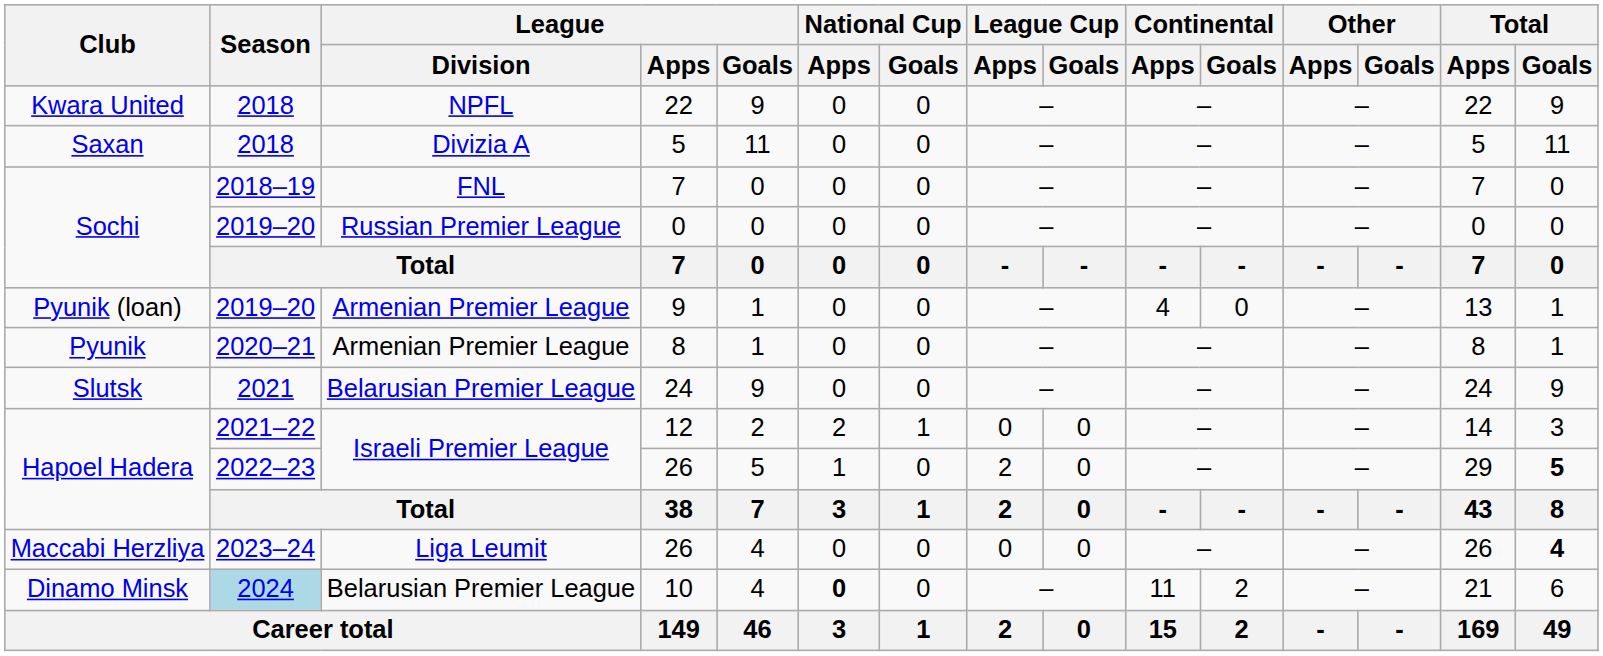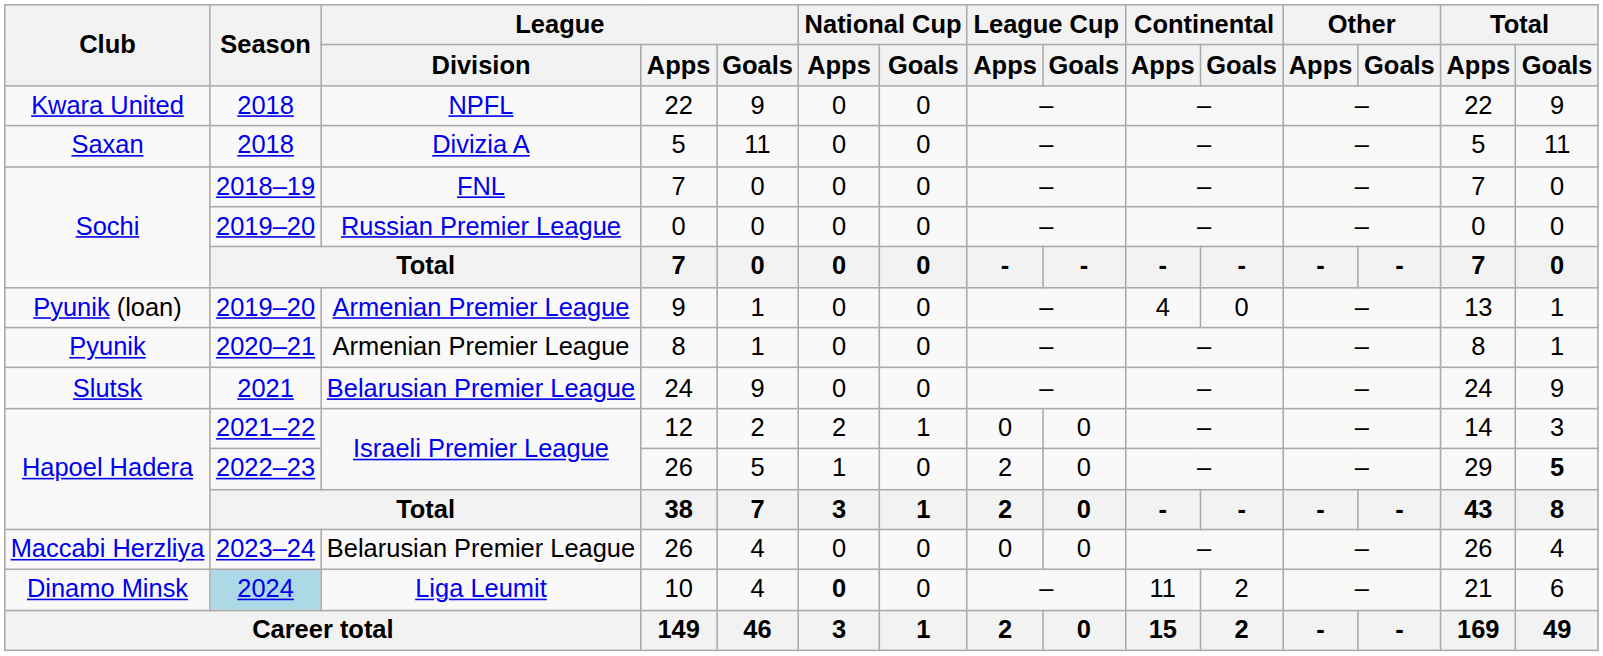(481, 549) Liga Leumit -> (481, 549) Belarusian Premier League
(1557, 549) bold -> (1557, 549) normal
(481, 589) Belarusian Premier League -> (481, 589) Liga Leumit
